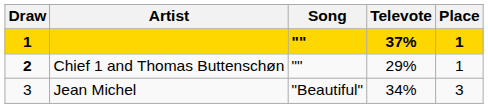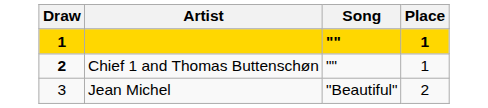- column: (401, 16)
(459, 90) 3 -> (425, 90) 2
